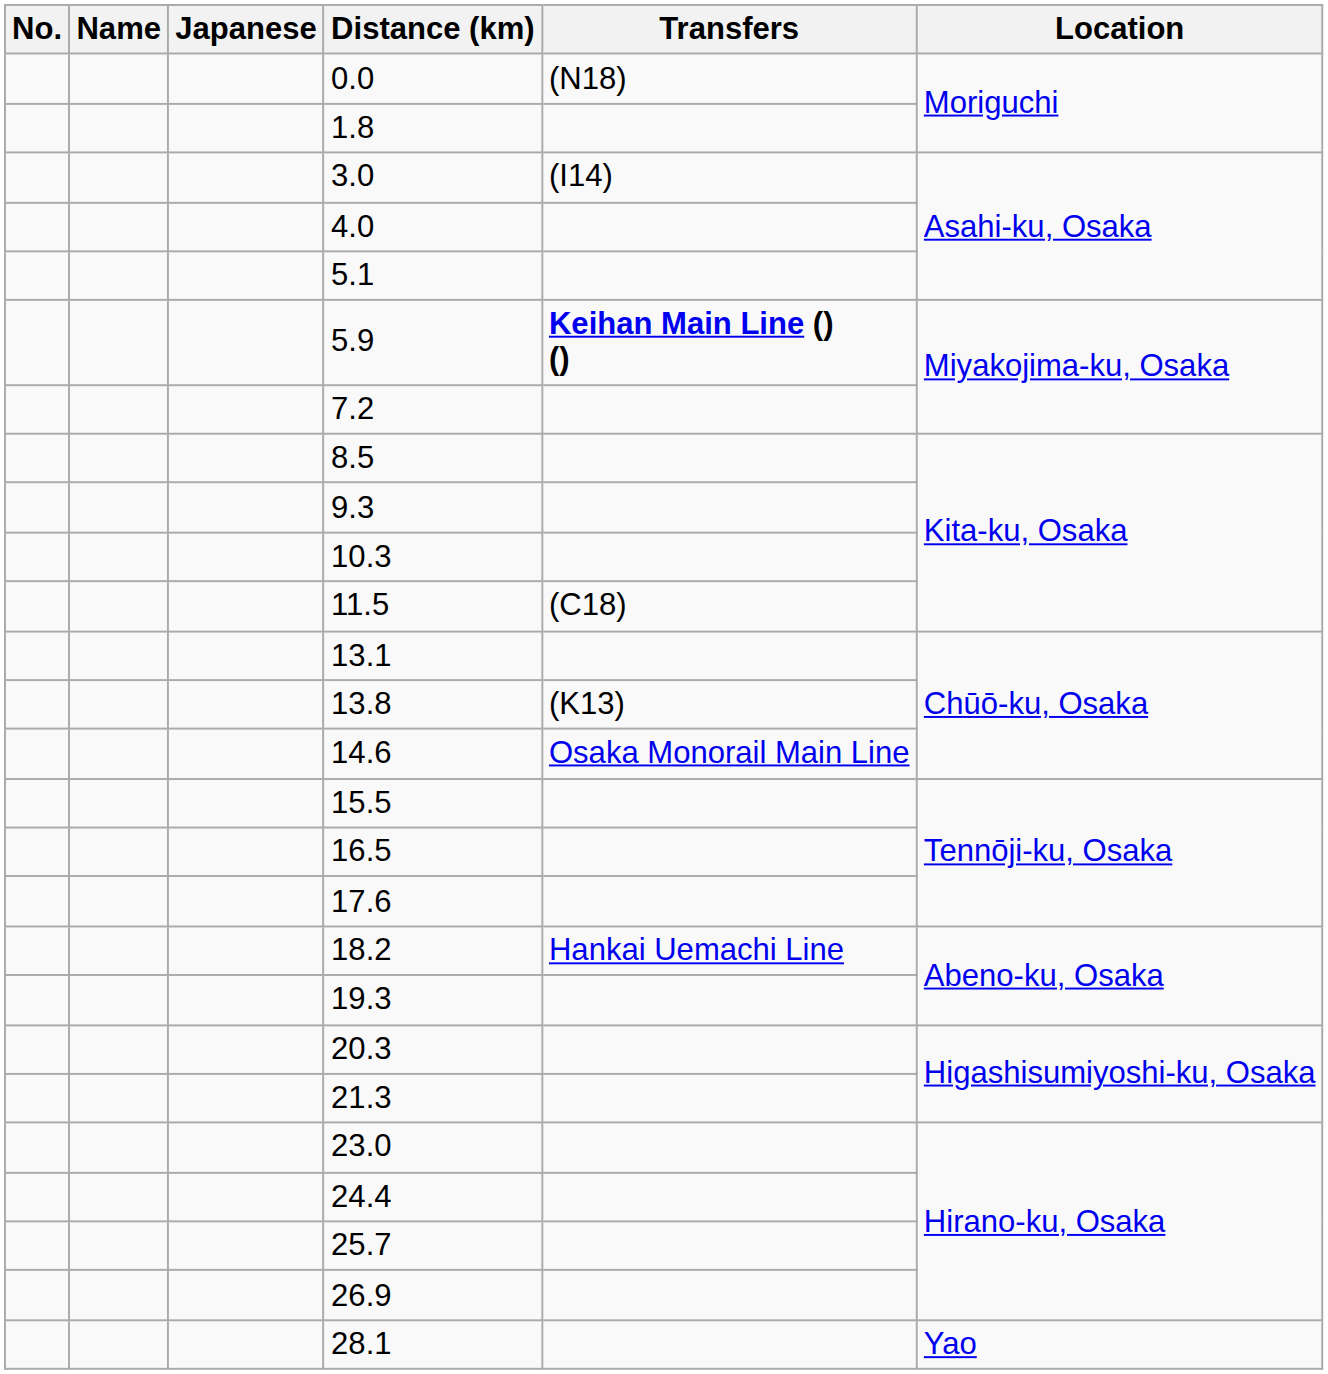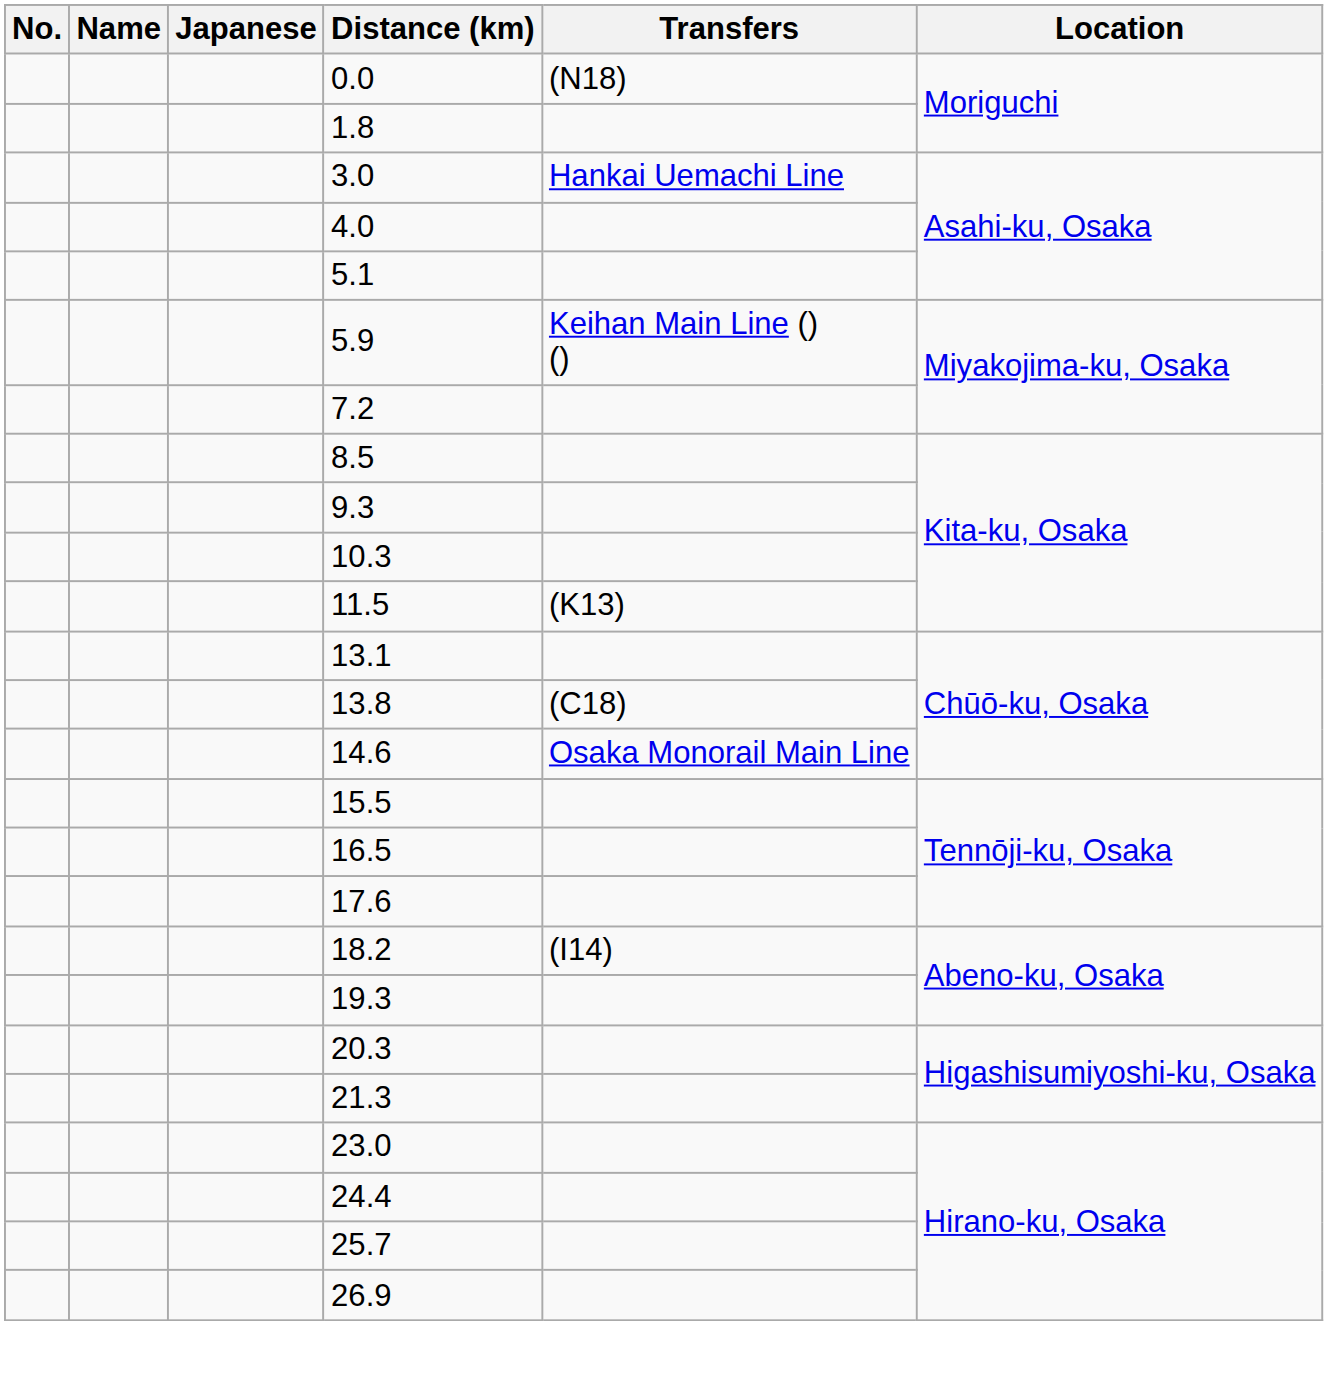(581, 176) (I14) -> (696, 176) Hankai Uemachi Line
(691, 341) bold -> (684, 341) normal
(588, 605) (C18) -> (587, 605) (K13)
(587, 703) (K13) -> (588, 703) (C18)
(696, 950) Hankai Uemachi Line -> (581, 950) (I14)
- row: (361, 1343)
